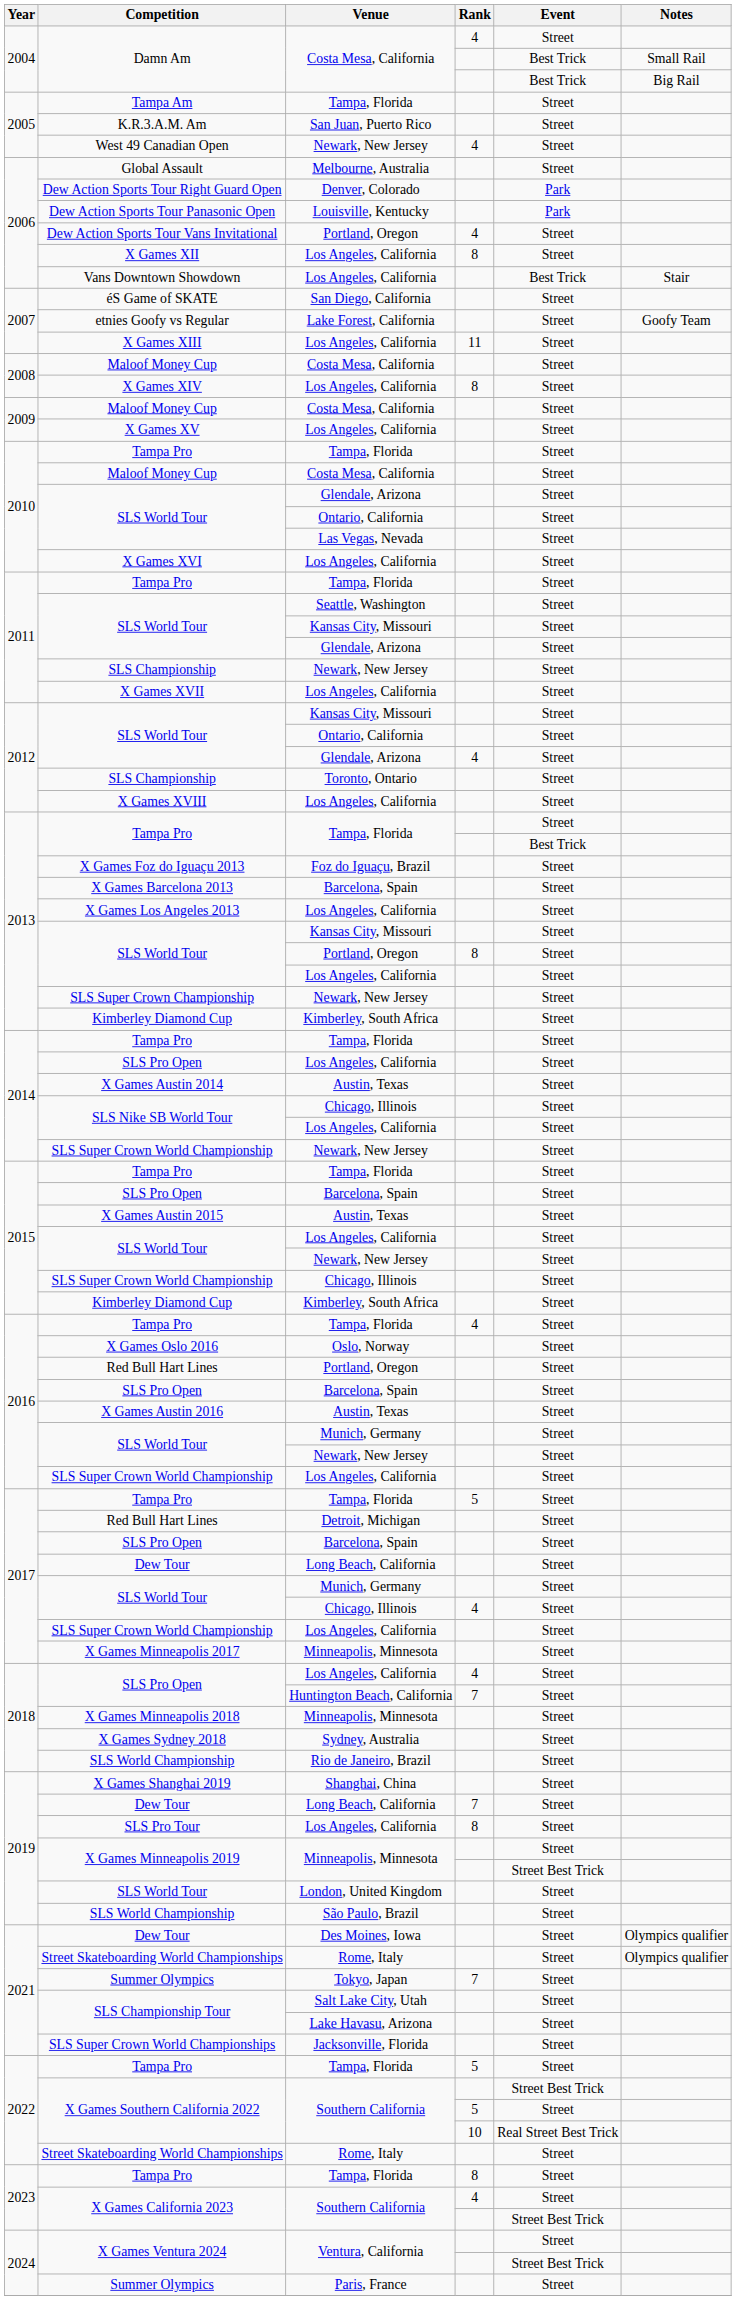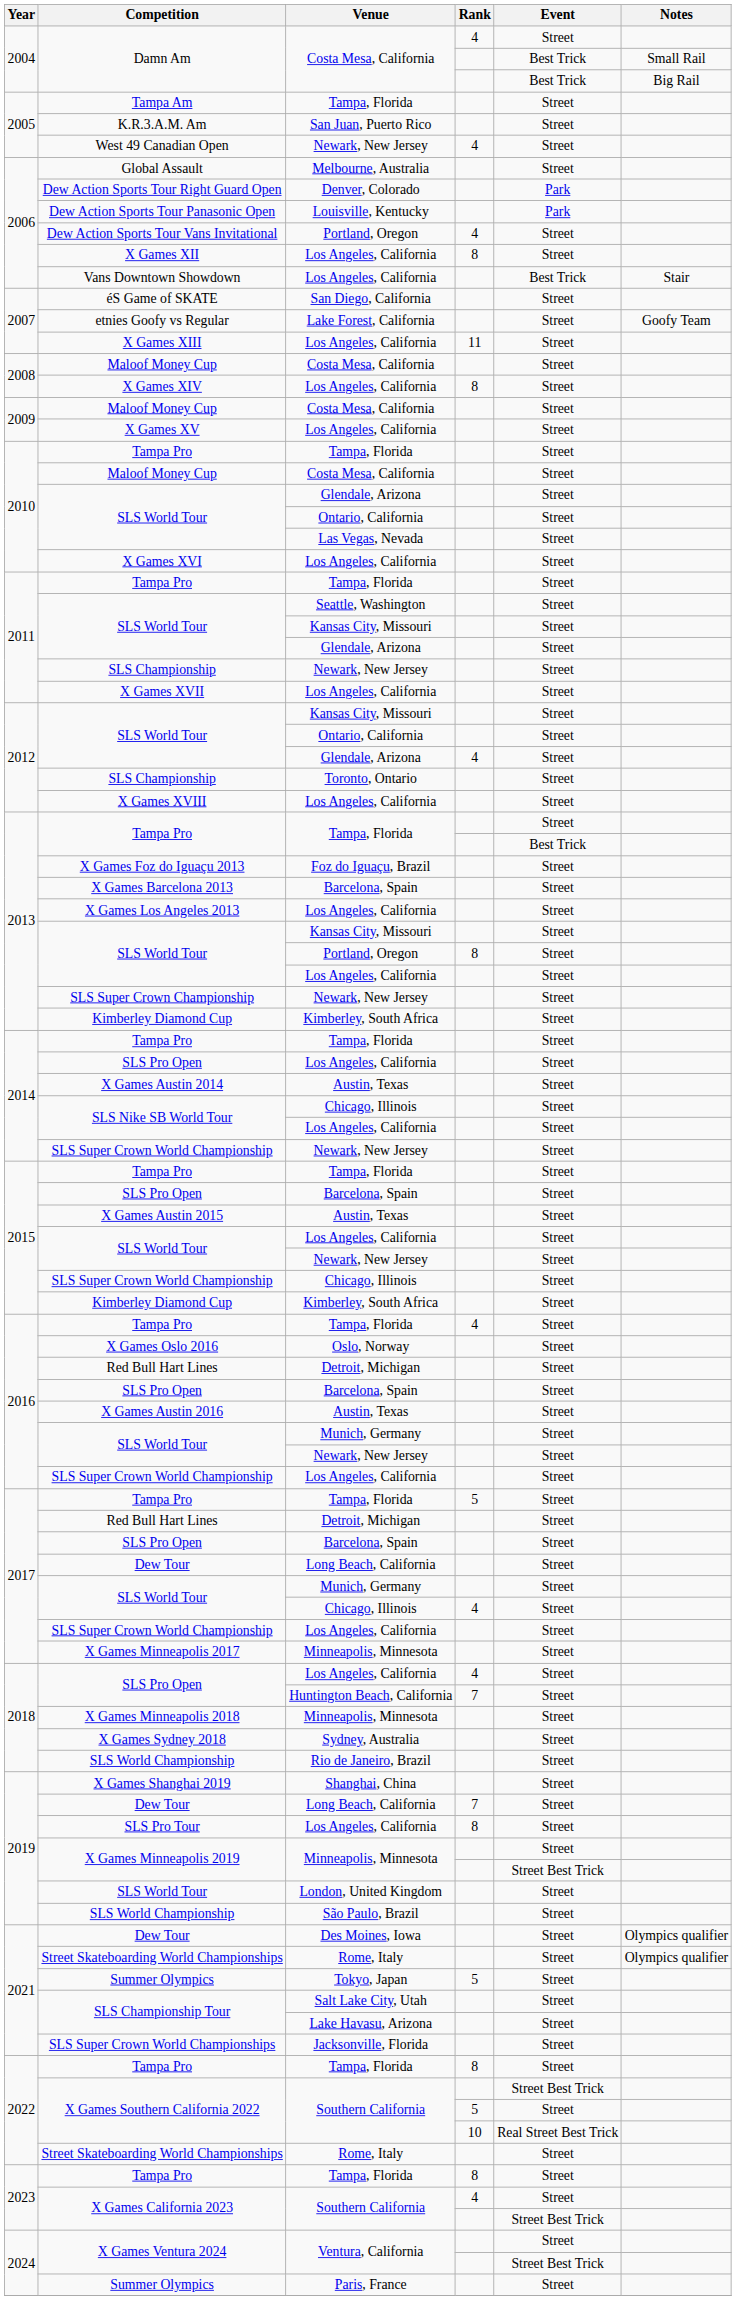(371, 1368) Portland, Oregon -> (371, 1368) Detroit, Michigan
(475, 1979) 7 -> (475, 1979) 5
(475, 2066) 5 -> (475, 2066) 8
